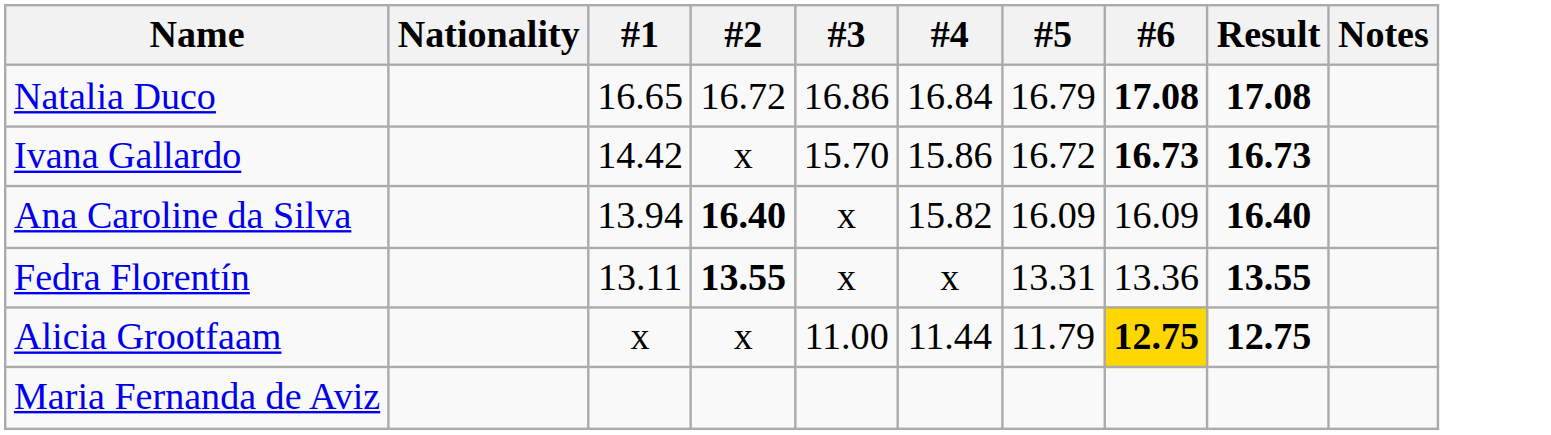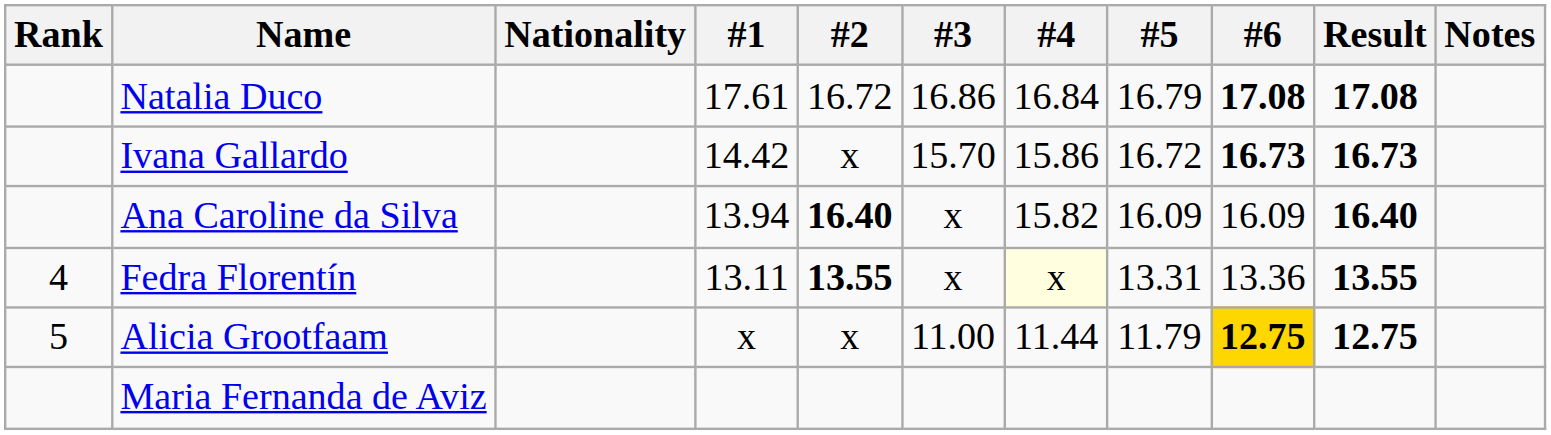+ column: (58, 34)
(640, 95) 16.65 -> (747, 95) 17.61
(950, 276) no background -> (1056, 276) lightyellow background
